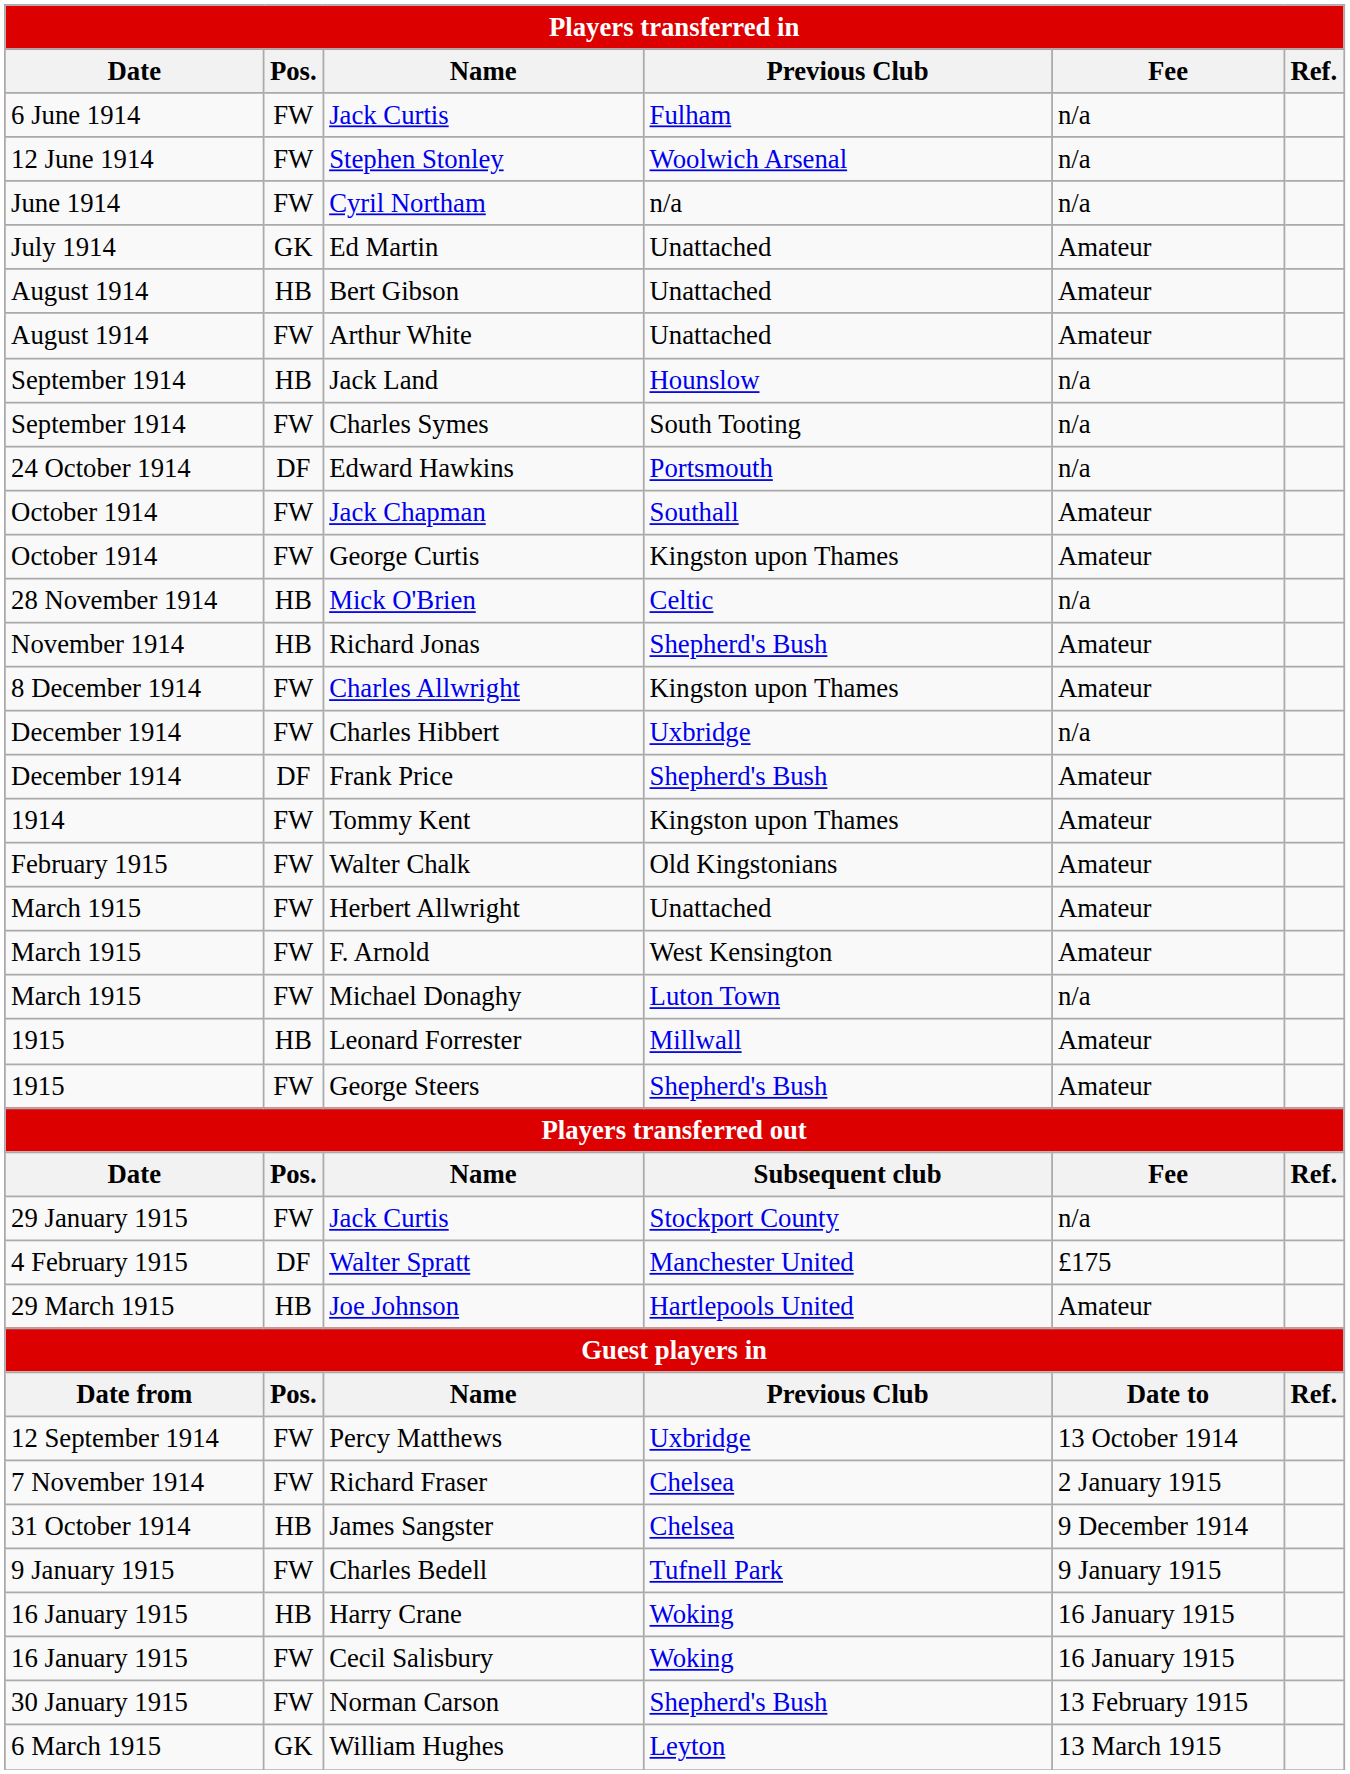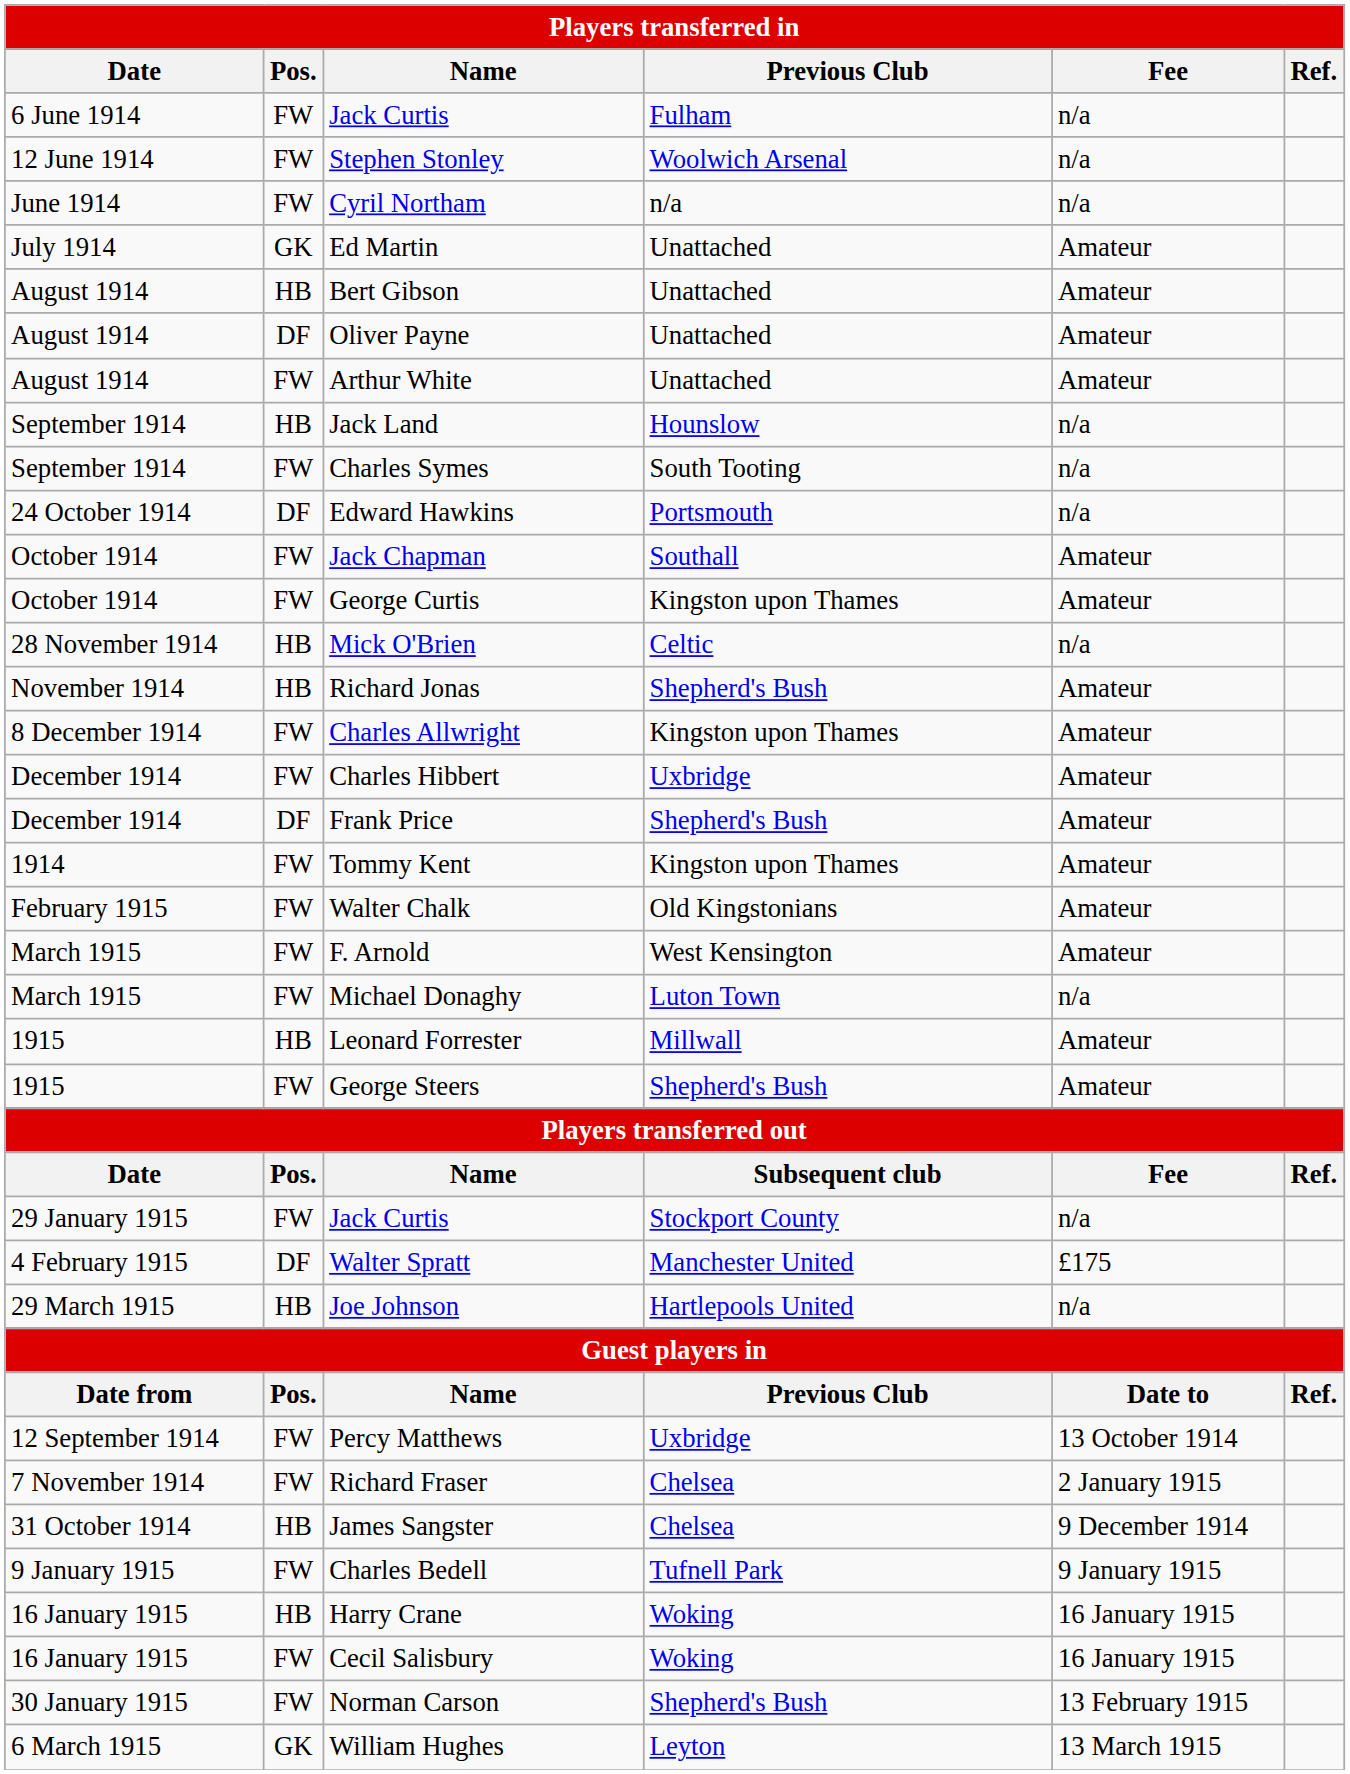+ row: (80, 335)
(1074, 732) n/a -> (1105, 776) Amateur
- row: (76, 908)
(1105, 1305) Amateur -> (1074, 1305) n/a
